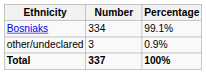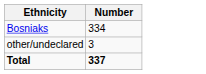- column: (172, 12)
